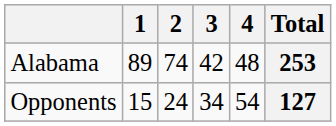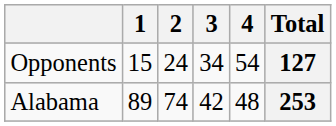rows swapped: (55, 62) <-> (63, 101)
